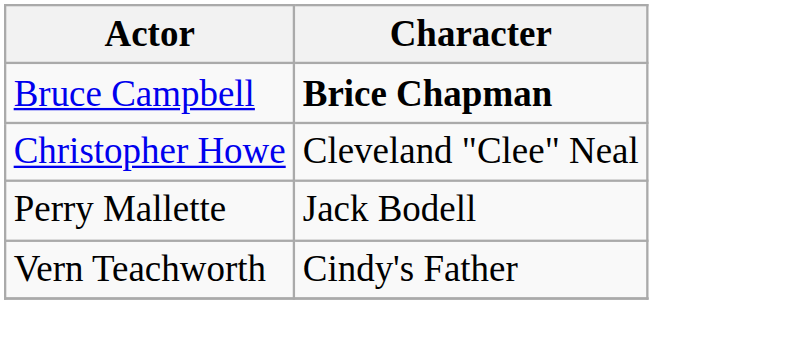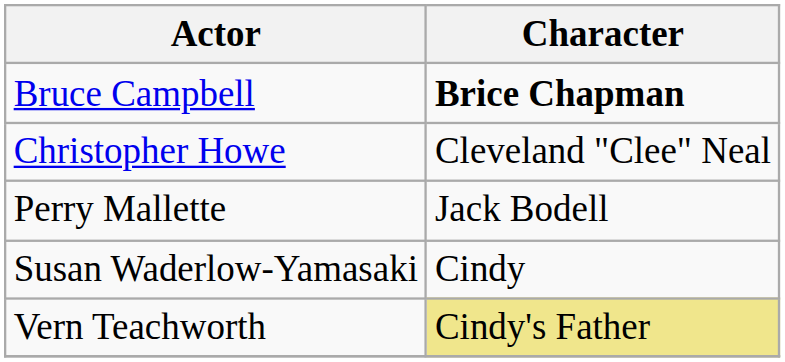+ row: (216, 268)
(410, 268) no background -> (543, 326) khaki background
